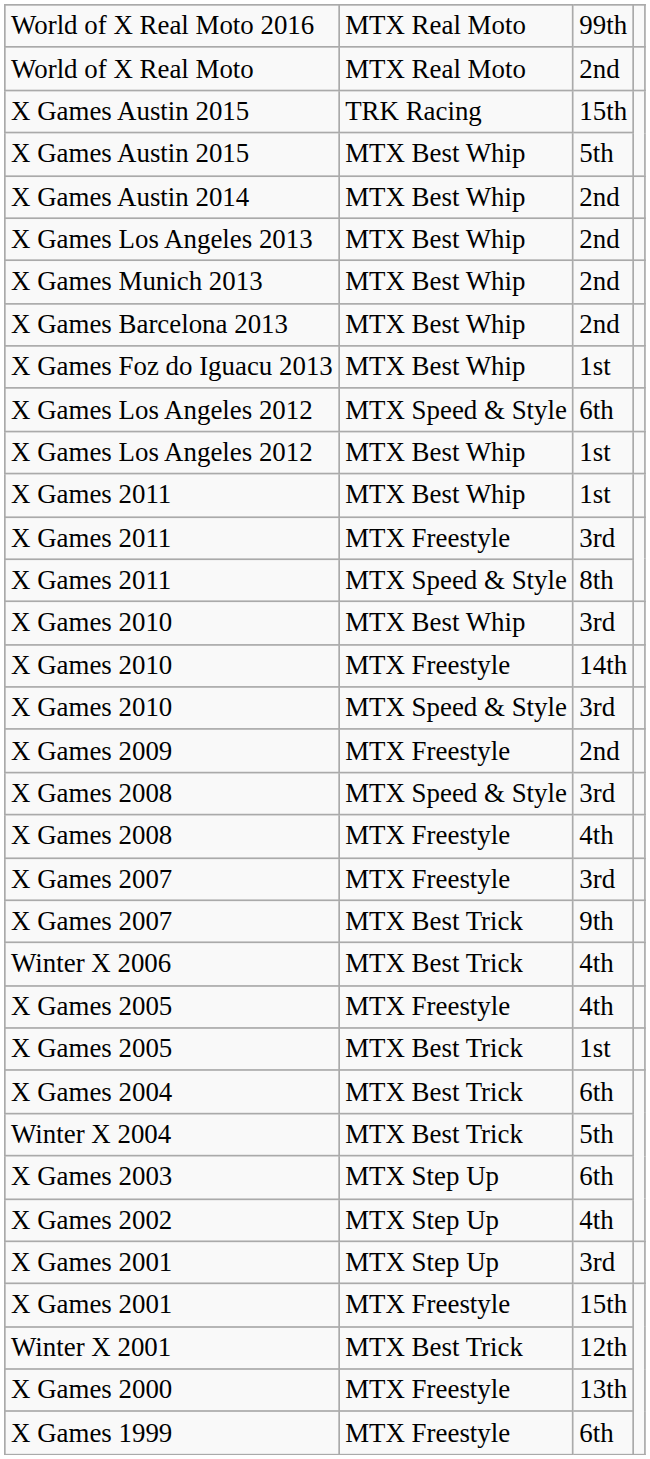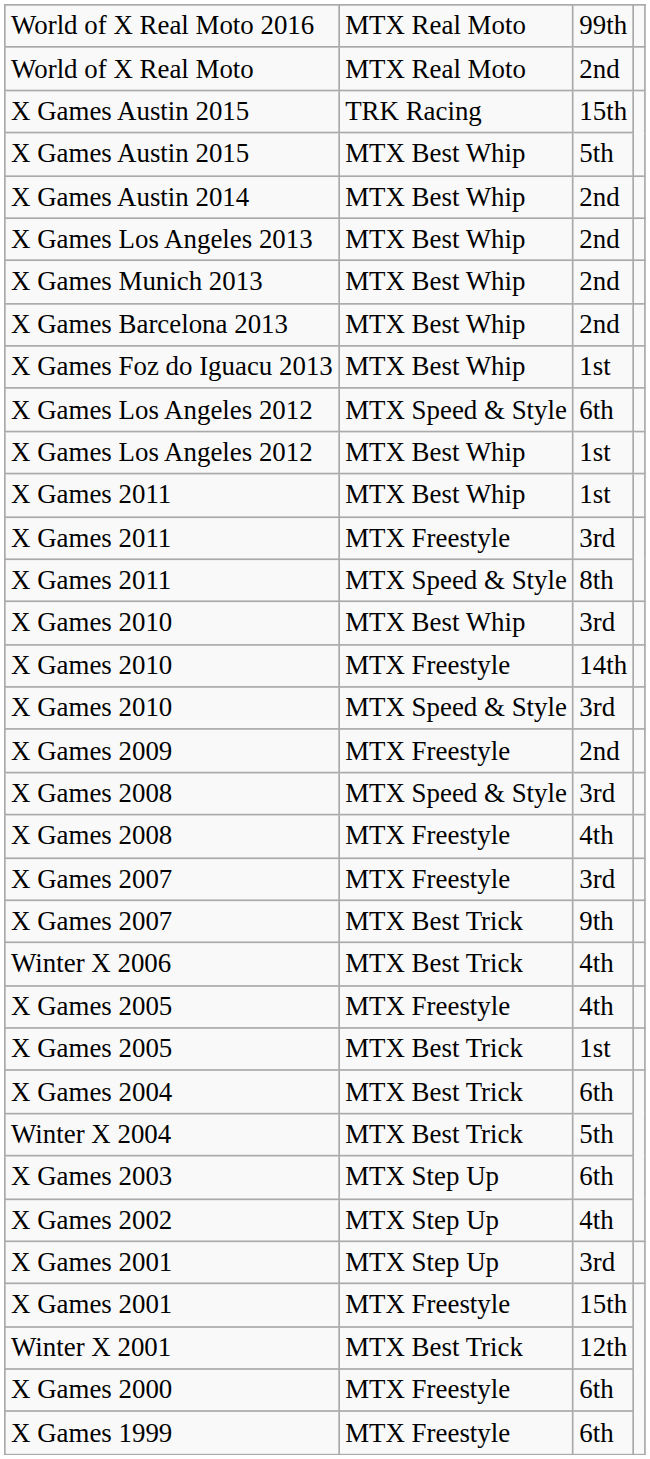(603, 1389) 13th -> (597, 1389) 6th
